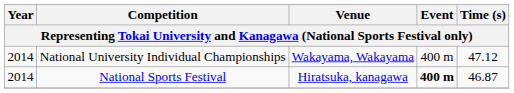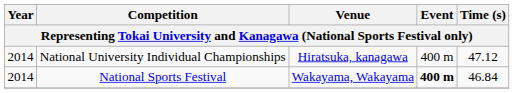(353, 56) Wakayama, Wakayama -> (353, 56) Hiratsuka, kanagawa
(353, 77) Hiratsuka, kanagawa -> (353, 77) Wakayama, Wakayama
(483, 77) 46.87 -> (483, 77) 46.84
